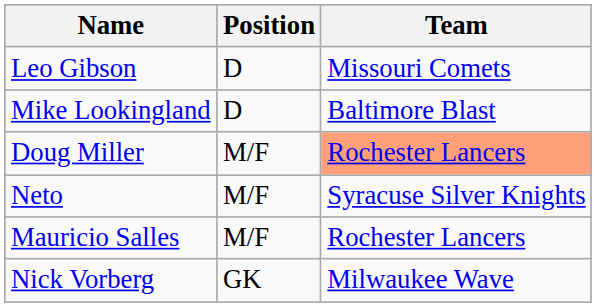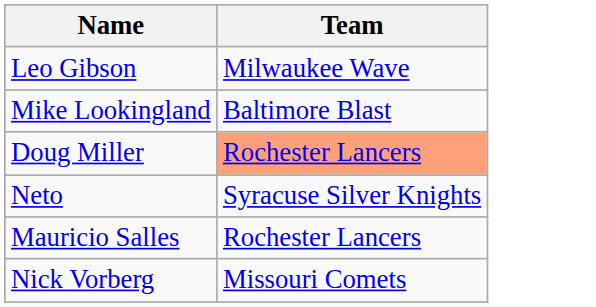- column: (269, 25)
(419, 68) Missouri Comets -> (316, 68) Milwaukee Wave
(421, 279) Milwaukee Wave -> (315, 279) Missouri Comets
